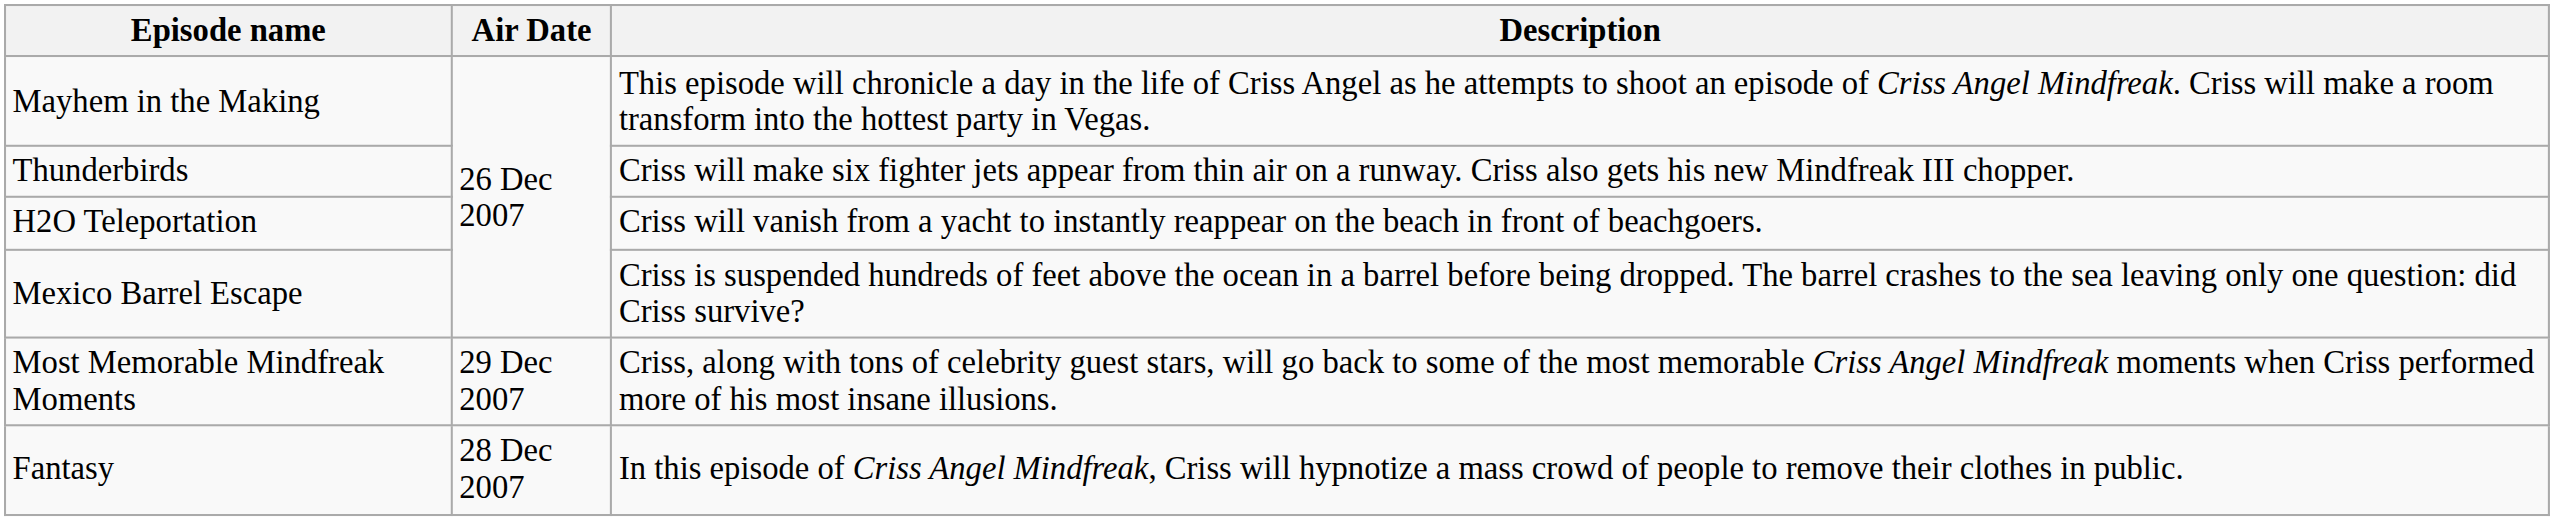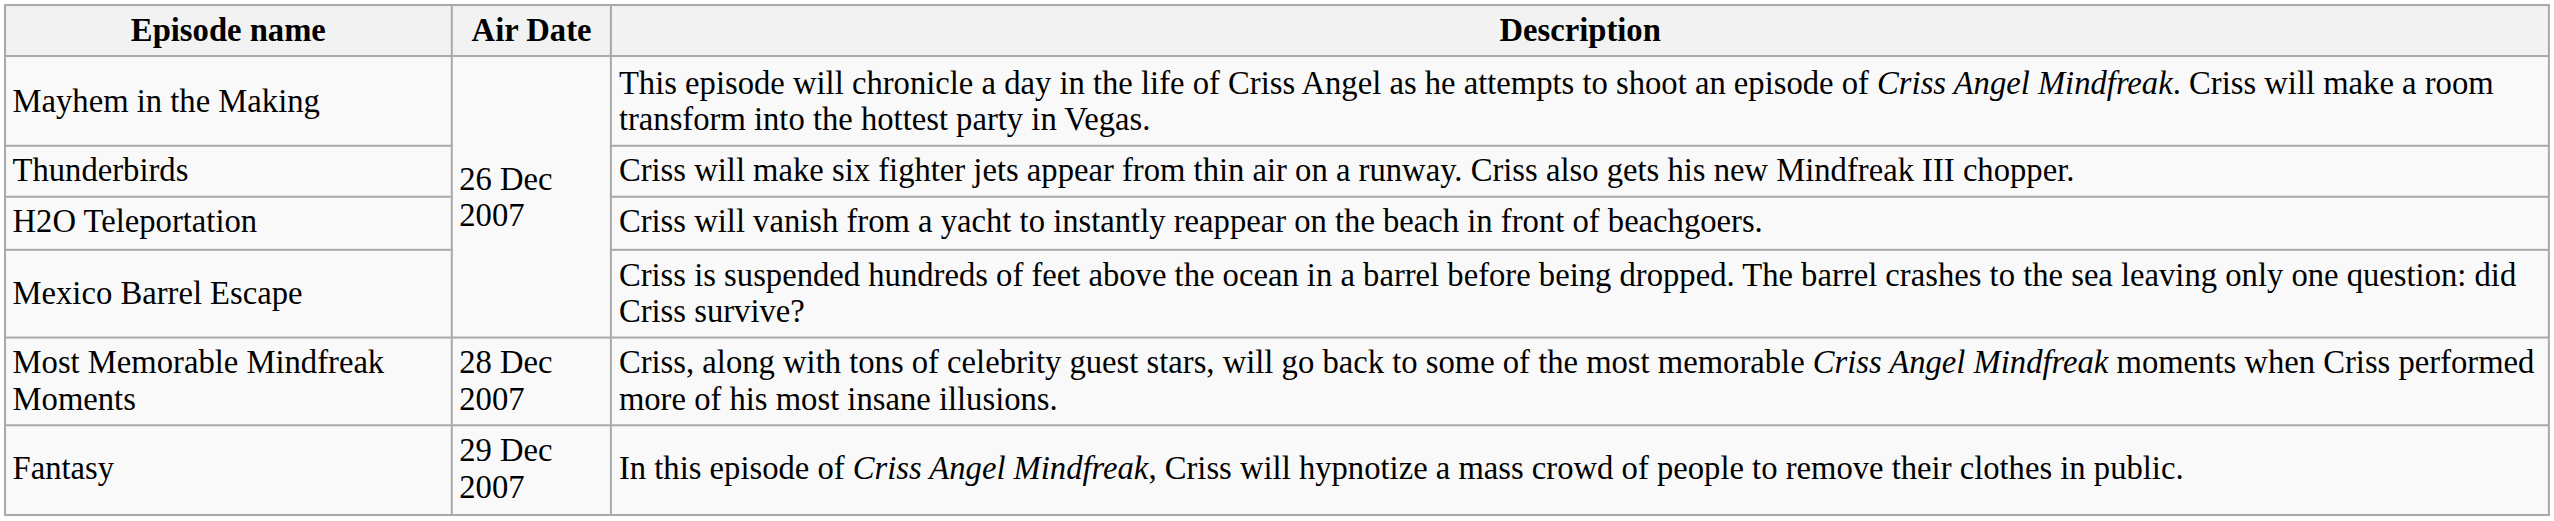(506, 381) 29 Dec 2007 -> (506, 381) 28 Dec 2007
(506, 469) 28 Dec 2007 -> (506, 469) 29 Dec 2007
